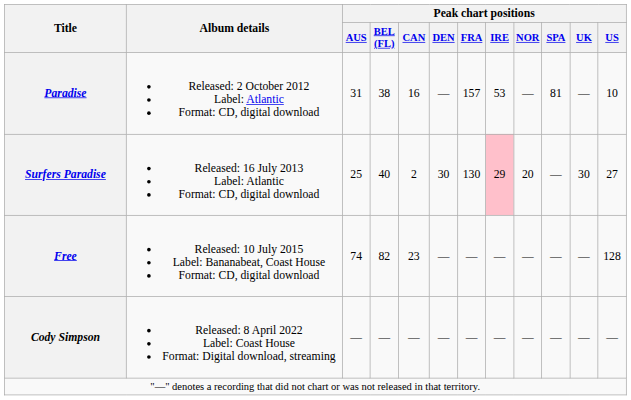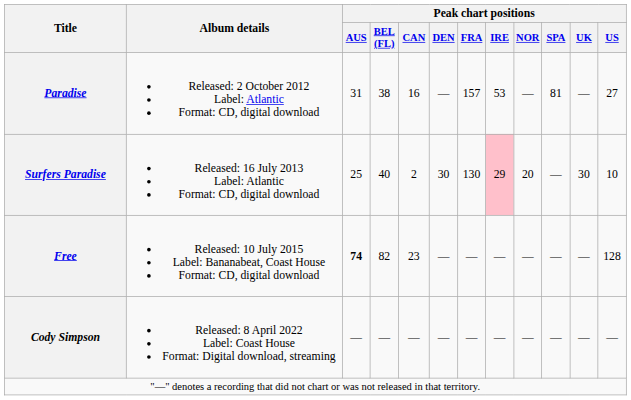(612, 93) 10 -> (612, 93) 27
(612, 174) 27 -> (612, 174) 10
(356, 256) normal -> (356, 256) bold
